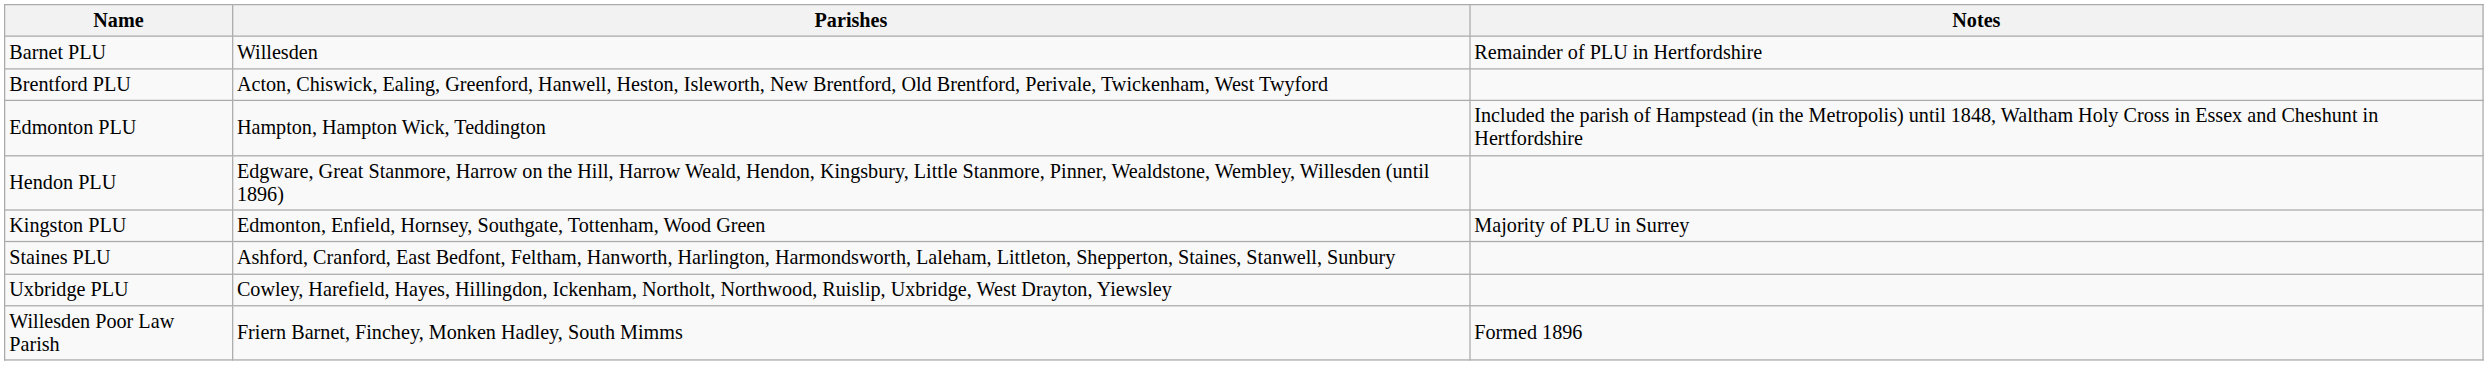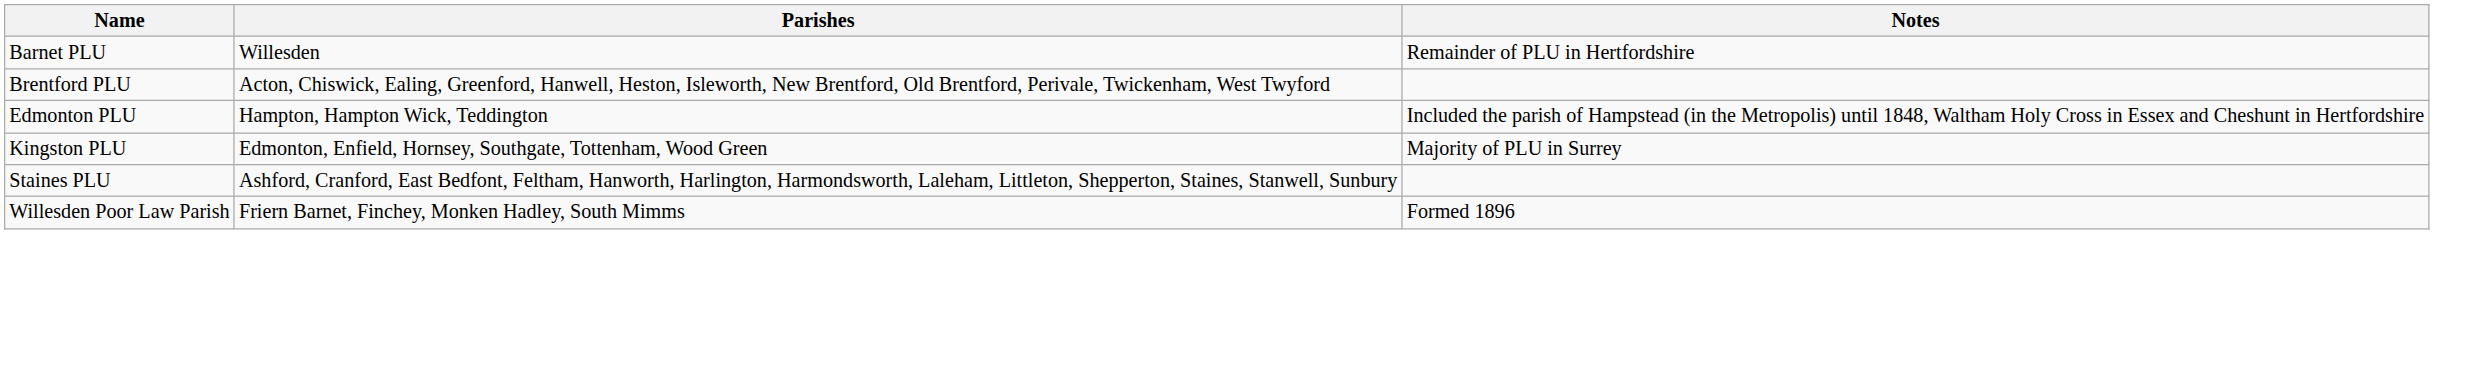- row: (63, 182)
- row: (69, 289)
